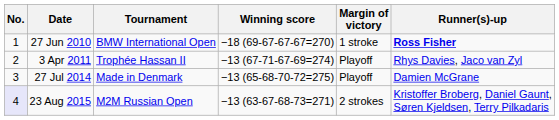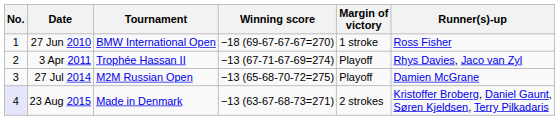(425, 43) bold -> (423, 43) normal
(139, 77) Made in Denmark -> (144, 77) M2M Russian Open
(144, 101) M2M Russian Open -> (139, 101) Made in Denmark
